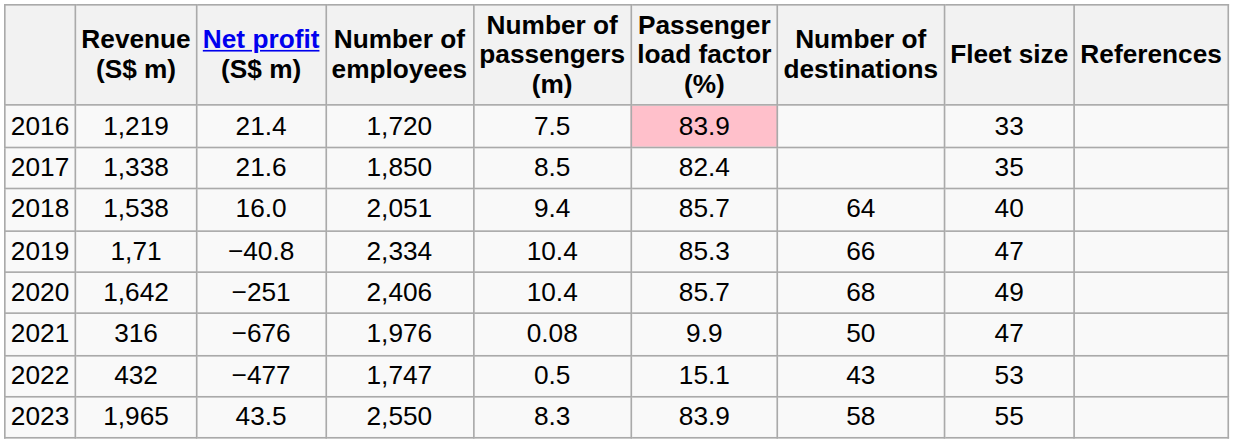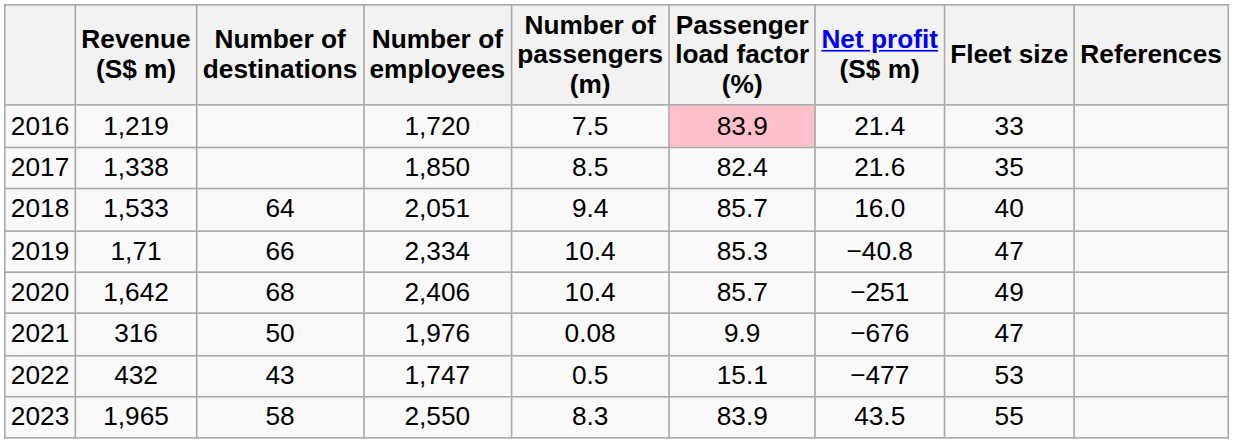columns swapped: (261, 54) <-> (861, 54)
(136, 209) 1,538 -> (136, 209) 1,533
